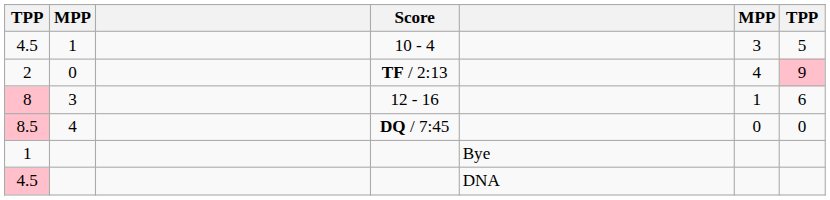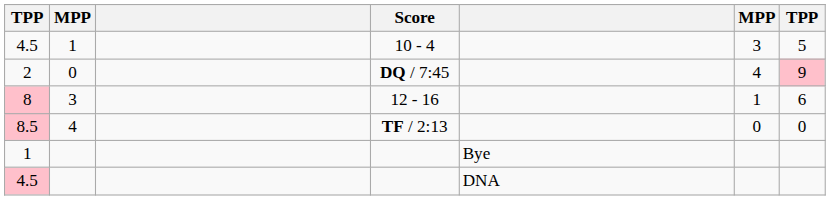(415, 72) TF / 2:13 -> (415, 72) DQ / 7:45
(415, 126) DQ / 7:45 -> (415, 126) TF / 2:13
